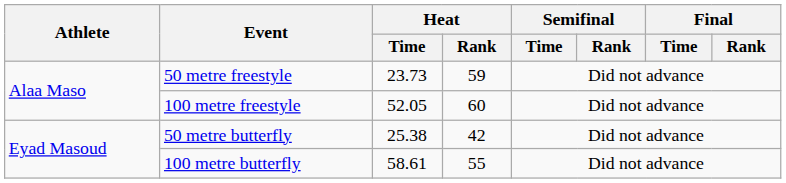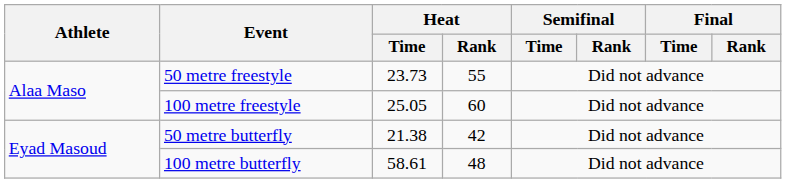(477, 76) 59 -> (477, 76) 55
(407, 105) 52.05 -> (407, 105) 25.05
(407, 134) 25.38 -> (407, 134) 21.38
(477, 163) 55 -> (477, 163) 48
